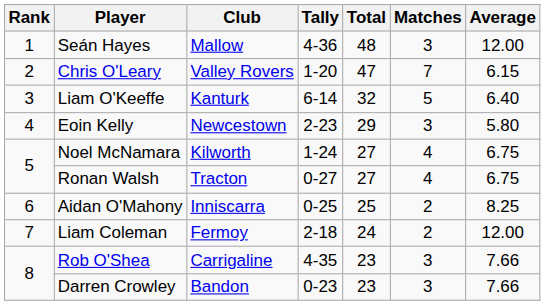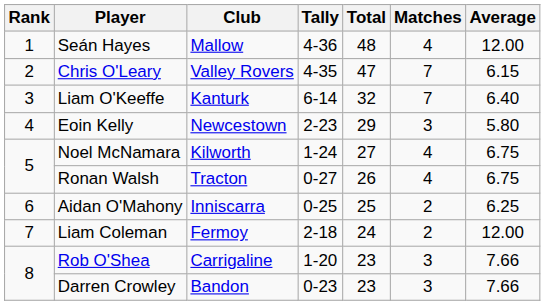(428, 44) 3 -> (428, 44) 4
(320, 71) 1-20 -> (320, 71) 4-35
(428, 98) 5 -> (428, 98) 7
(366, 179) 27 -> (366, 179) 26
(503, 206) 8.25 -> (503, 206) 6.25
(320, 260) 4-35 -> (320, 260) 1-20
